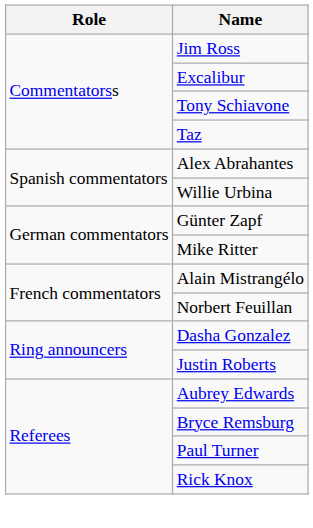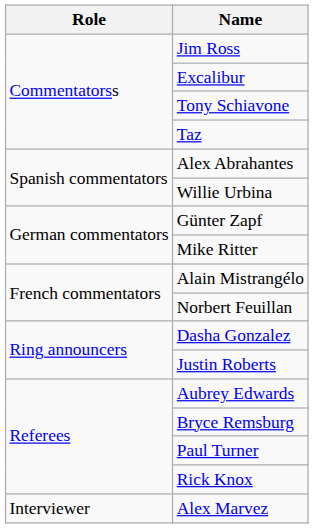+ row: (222, 508)
